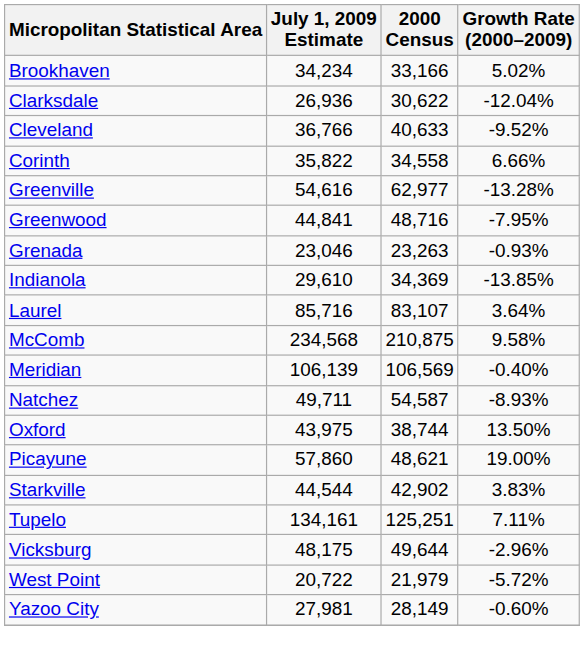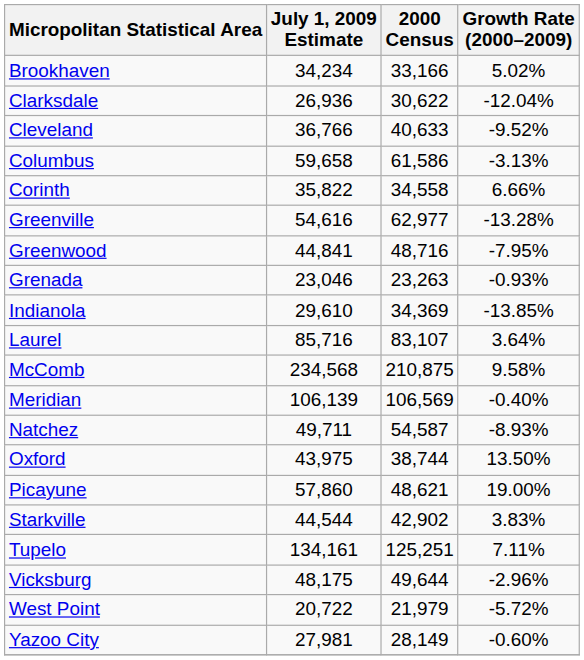+ row: (51, 160)
